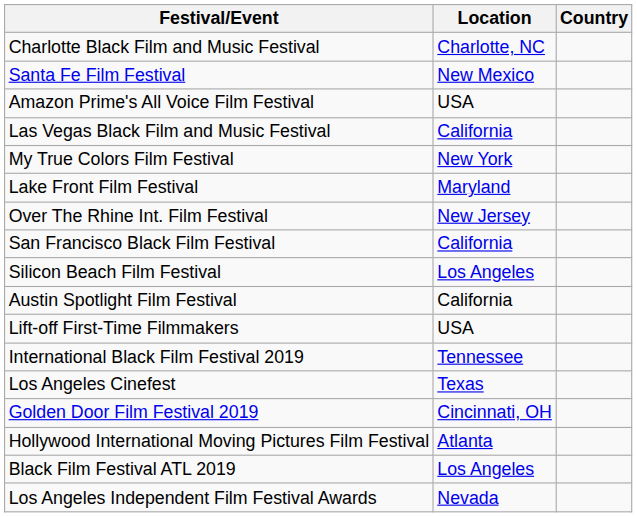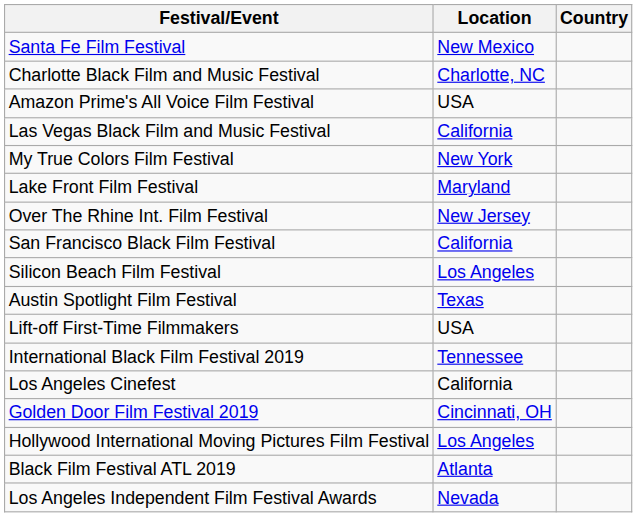rows swapped: (97, 74) <-> (164, 46)
(475, 300) California -> (461, 300) Texas
(461, 384) Texas -> (475, 384) California
(465, 441) Atlanta -> (486, 441) Los Angeles
(486, 469) Los Angeles -> (465, 469) Atlanta
